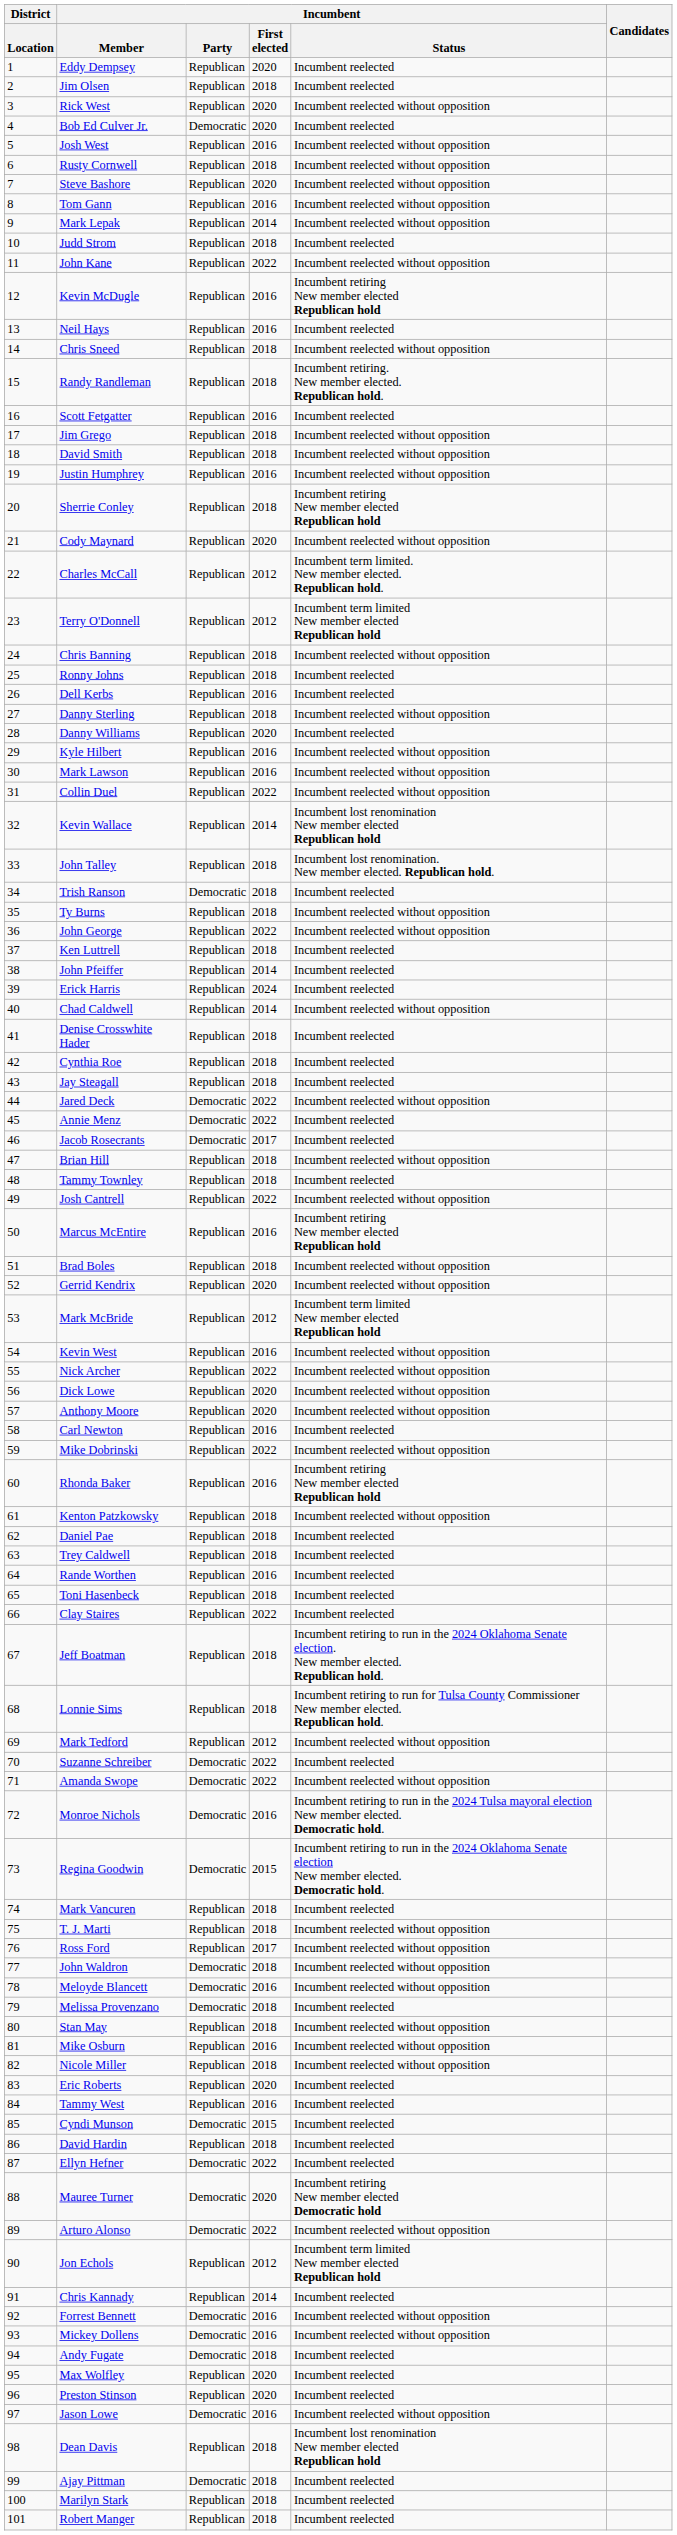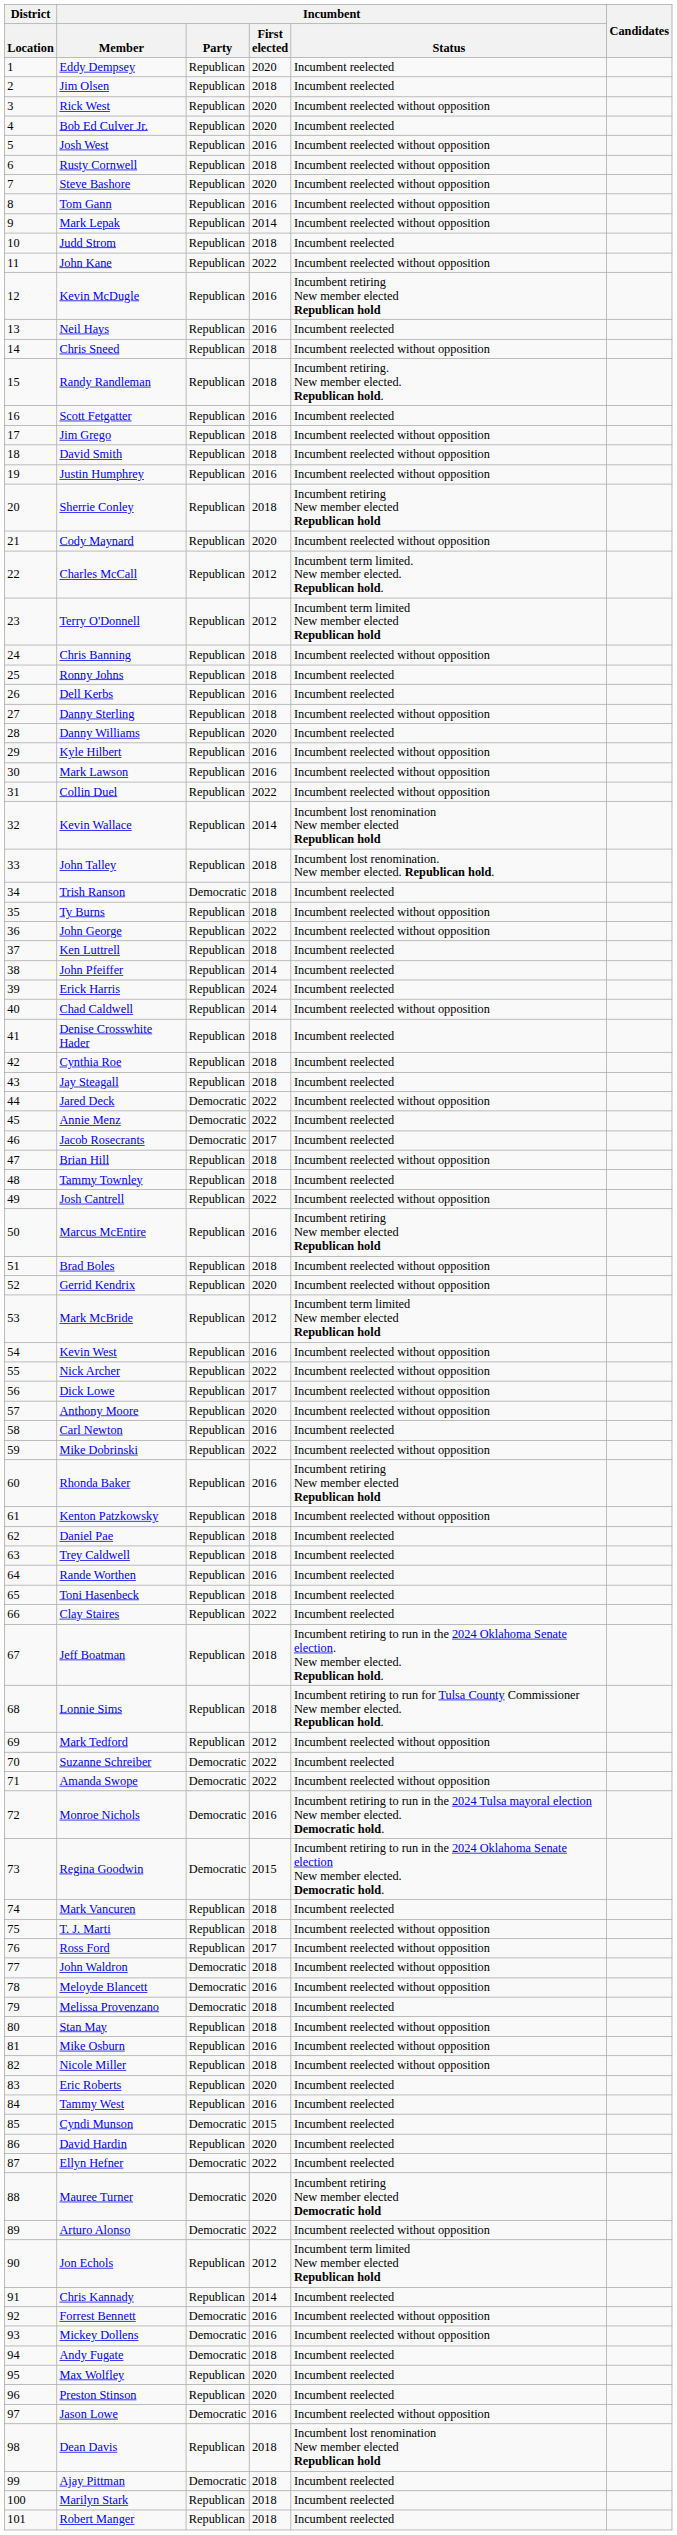(218, 125) Democratic -> (217, 125) Republican
(264, 1391) 2020 -> (264, 1391) 2017
(264, 2143) 2018 -> (264, 2143) 2020
